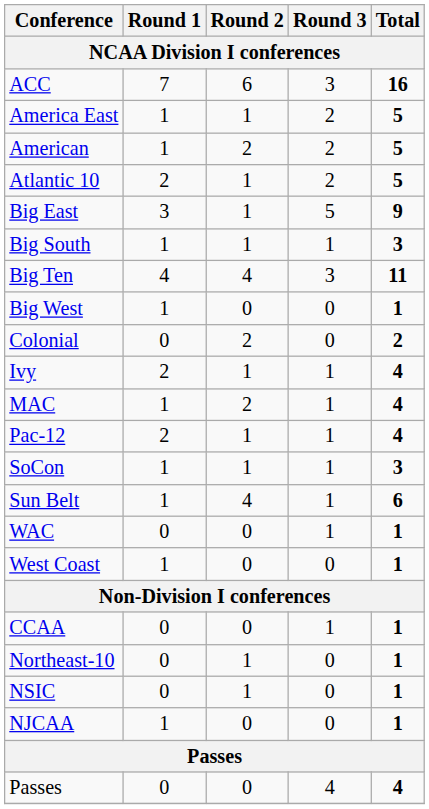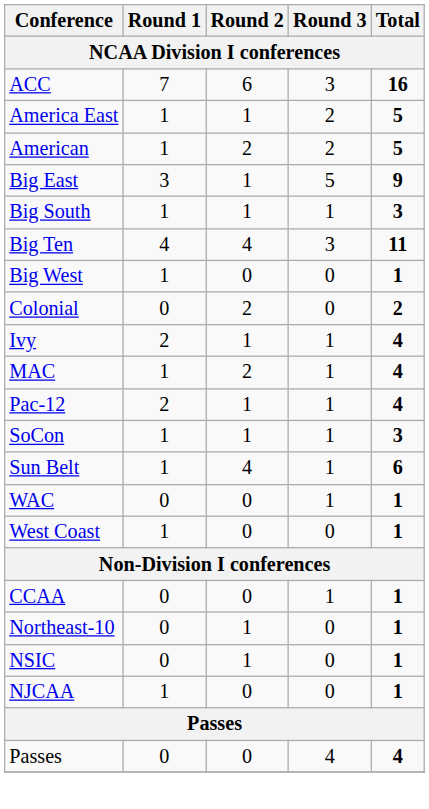- row: (54, 180)
